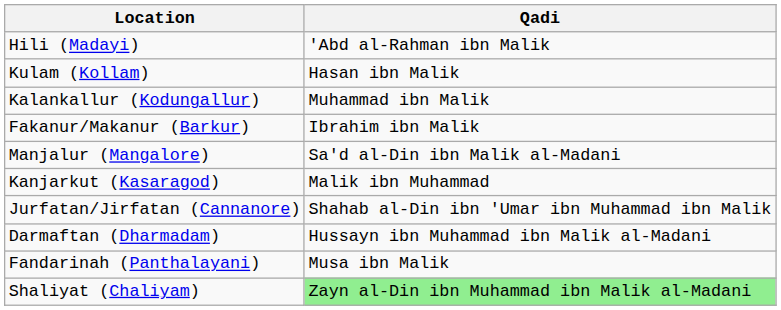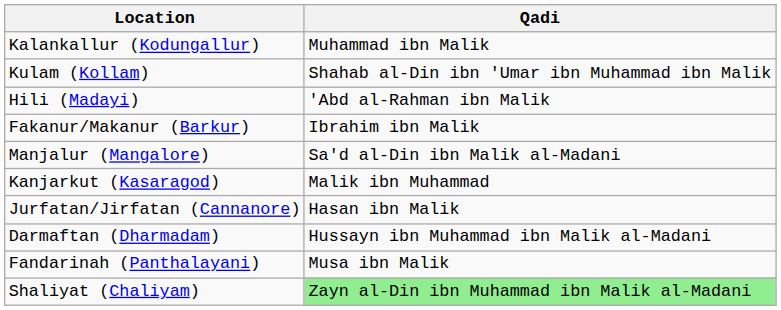rows swapped: (134, 100) <-> (74, 46)
(384, 73) Hasan ibn Malik -> (540, 73) Shahab al-Din ibn 'Umar ibn Muhammad ibn Malik
(540, 210) Shahab al-Din ibn 'Umar ibn Muhammad ibn Malik -> (384, 210) Hasan ibn Malik
